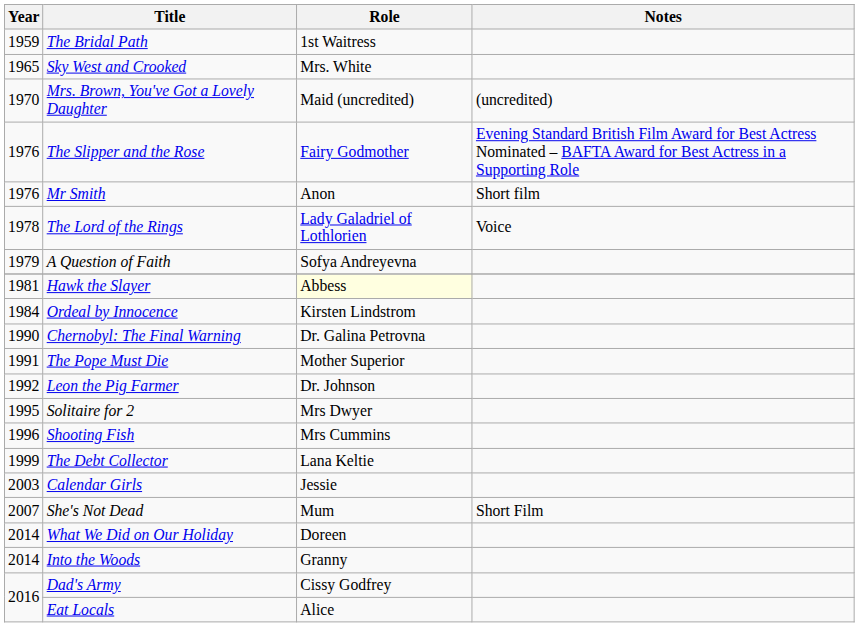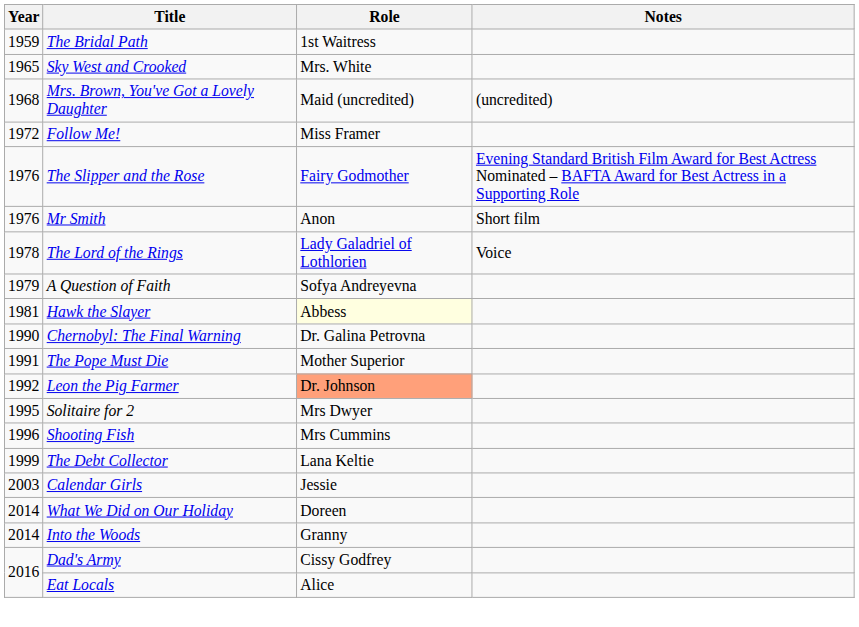(24, 100) 1970 -> (24, 100) 1968
+ row: (83, 134)
- row: (112, 311)
(338, 385) no background -> (338, 385) lightsalmon background
- row: (95, 510)
